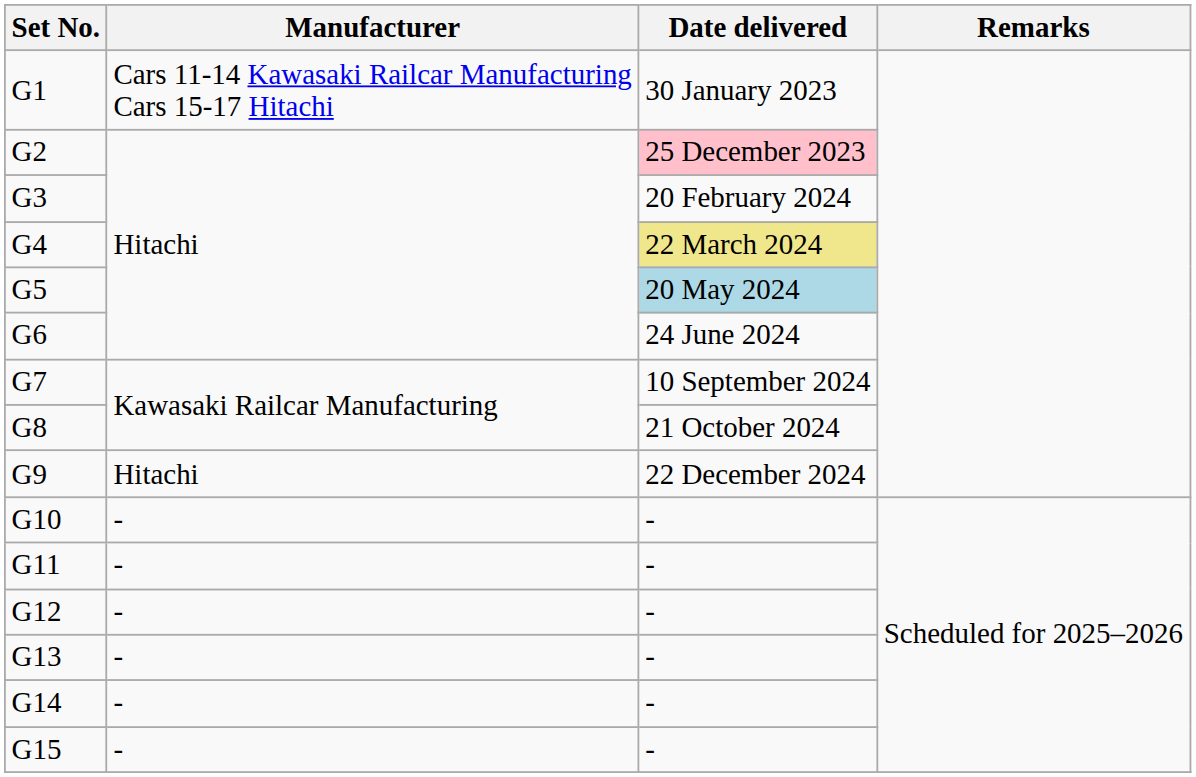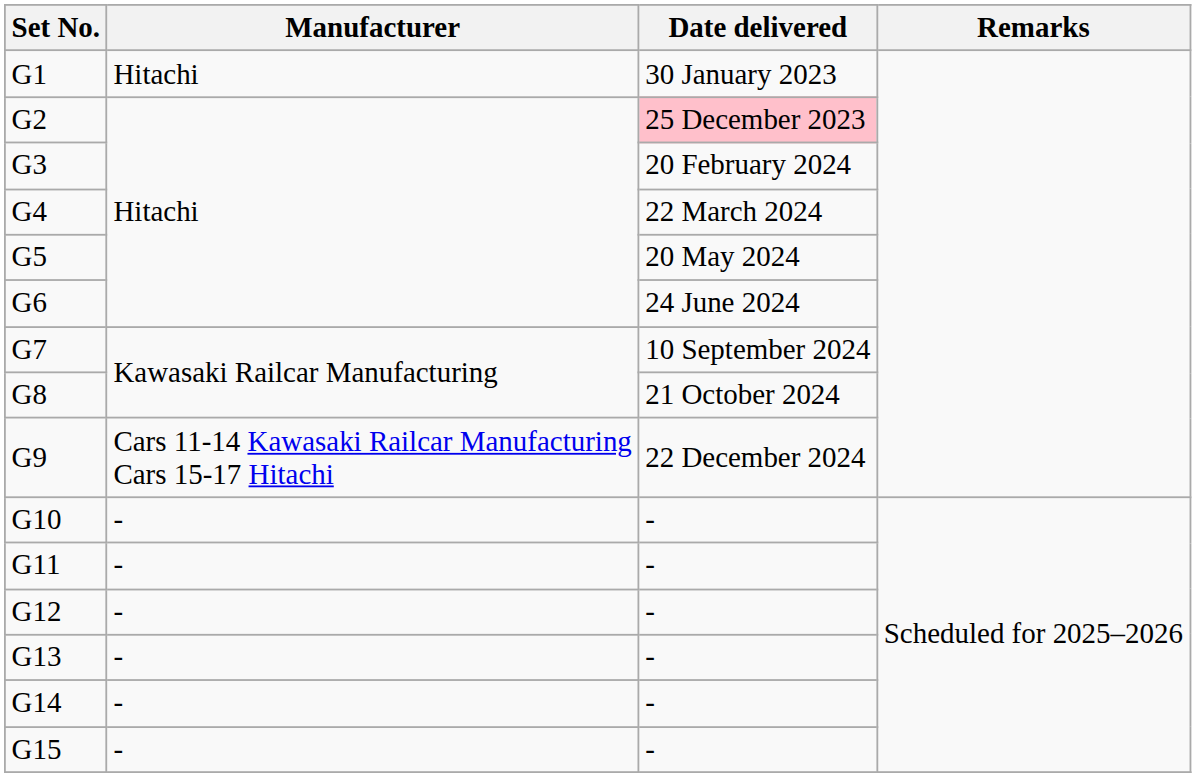(373, 89) Cars 11-14 Kawasaki Railcar Manufacturing Cars 15-17 Hitachi -> (156, 73) Hitachi
(734, 243) khaki background -> (734, 211) no background
(722, 289) lightblue background -> (722, 257) no background
(156, 473) Hitachi -> (373, 457) Cars 11-14 Kawasaki Railcar Manufacturing Cars 15-17 Hitachi
